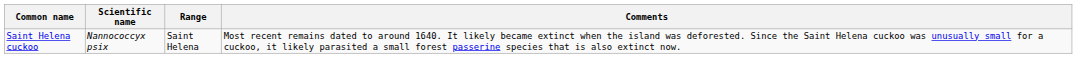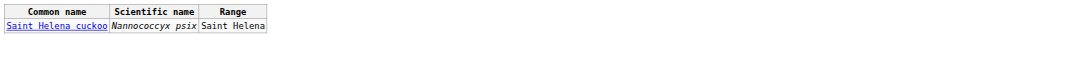- column: (647, 17)
